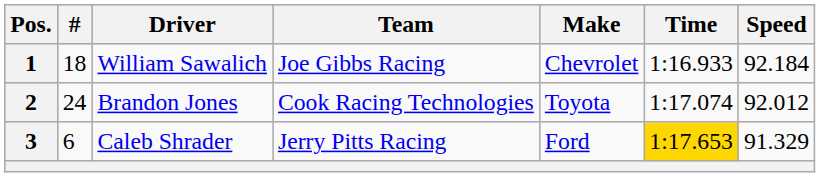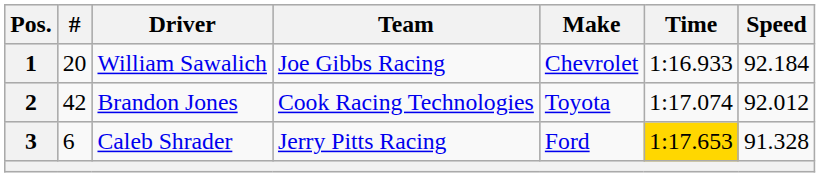(75, 63) 18 -> (75, 63) 20
(75, 102) 24 -> (75, 102) 42
(777, 141) 91.329 -> (777, 141) 91.328
